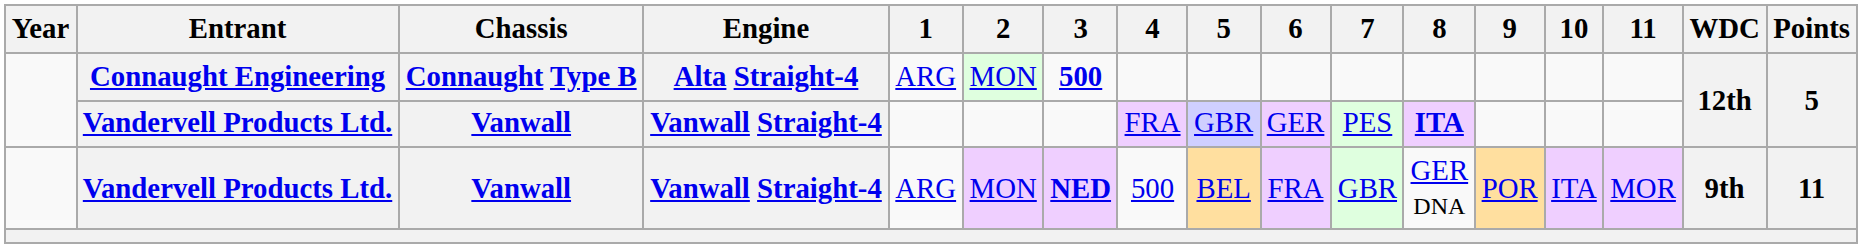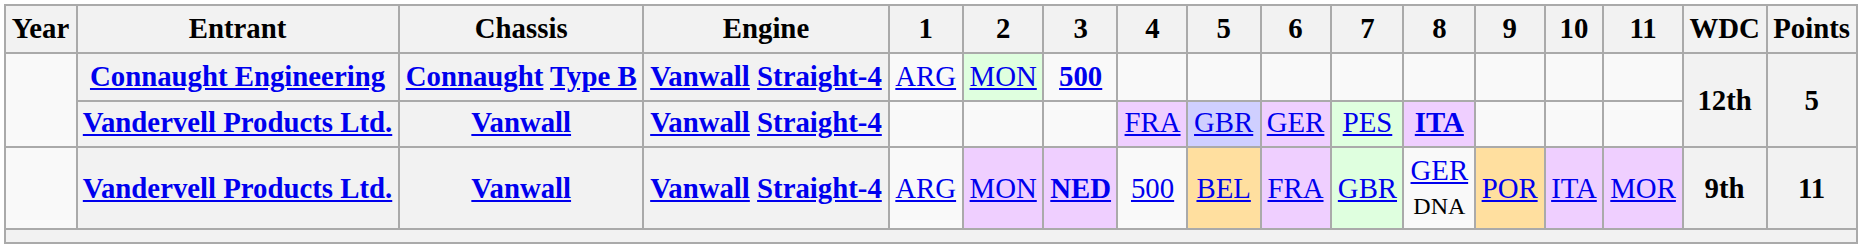(766, 76) Alta Straight-4 -> (766, 76) Vanwall Straight-4
